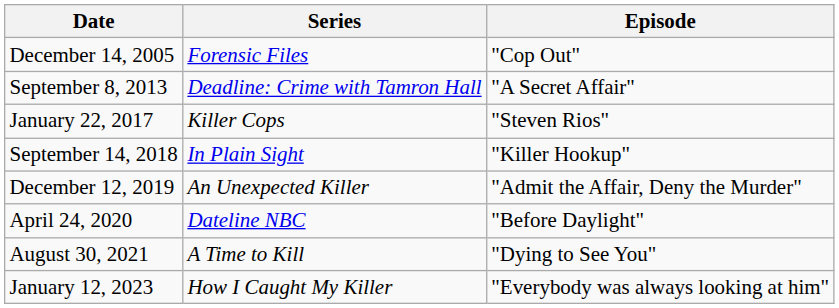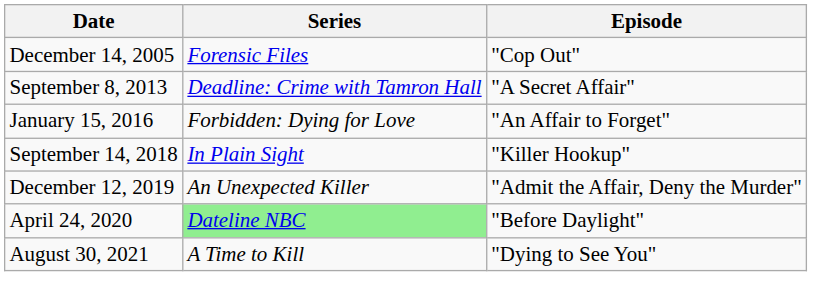+ row: (81, 120)
- row: (81, 120)
(246, 220) no background -> (246, 220) lightgreen background
- row: (81, 287)
